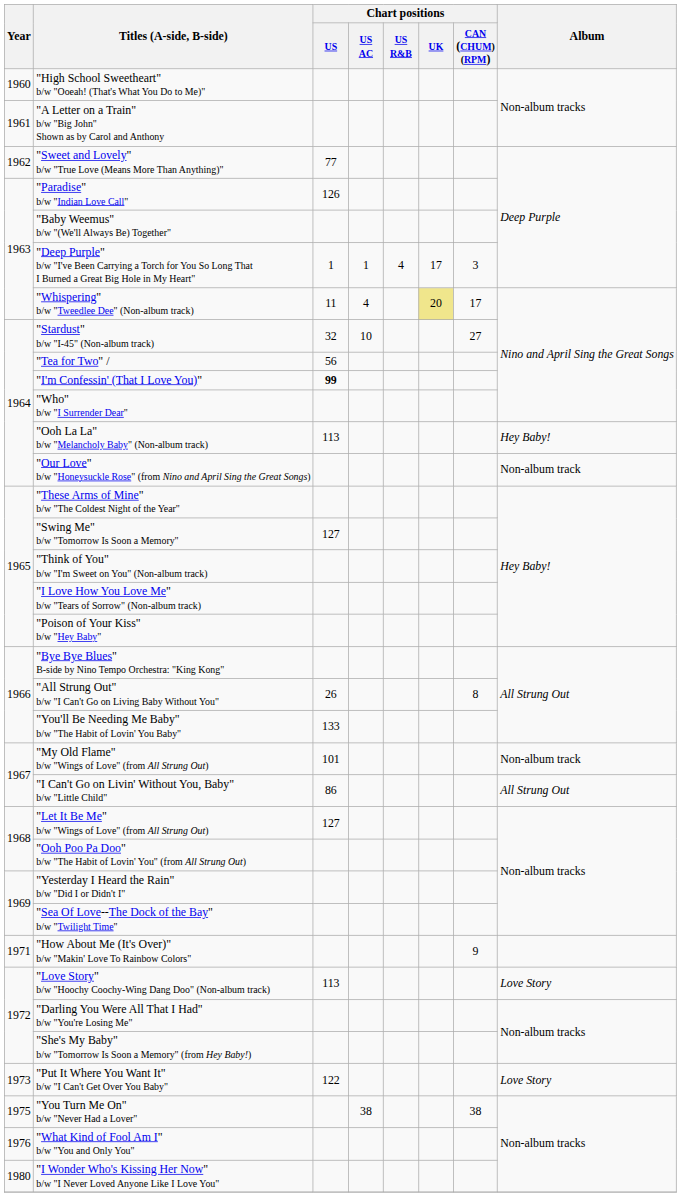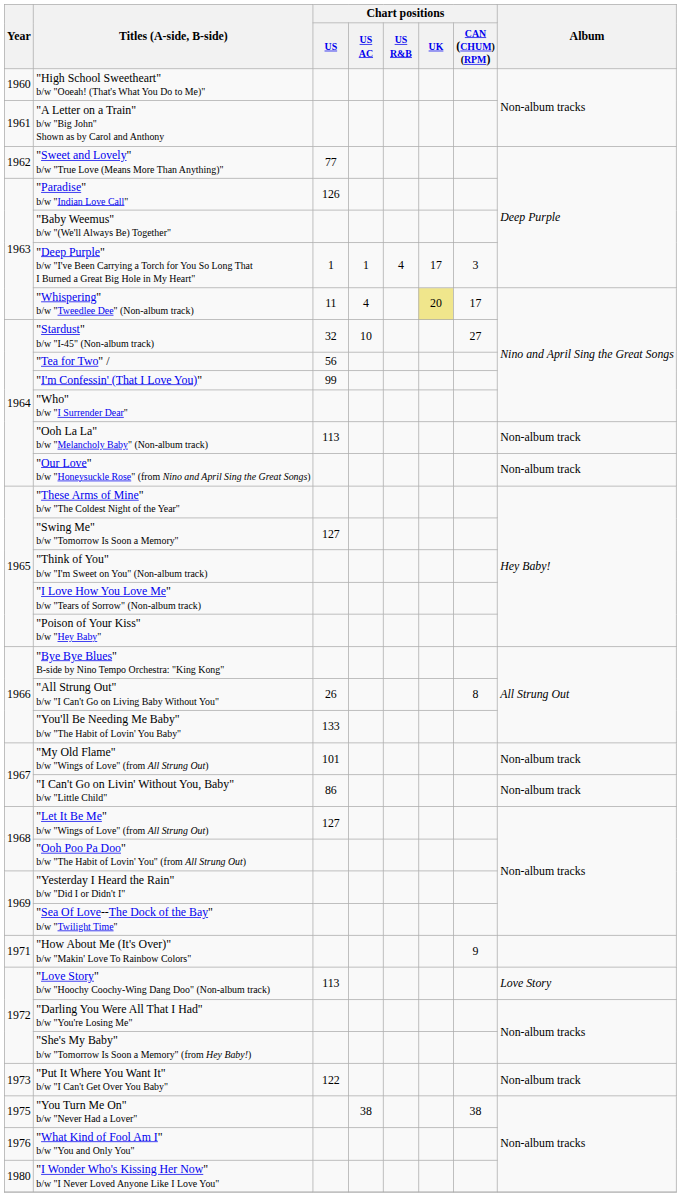(331, 380) bold -> (331, 380) normal
(525, 437) Hey Baby! -> (540, 437) Non-album track
(535, 790) All Strung Out -> (540, 790) Non-album track
(526, 1079) Love Story -> (540, 1079) Non-album track
